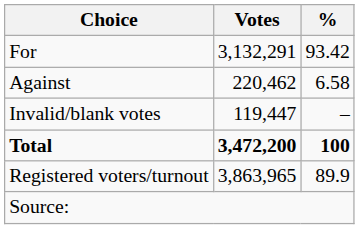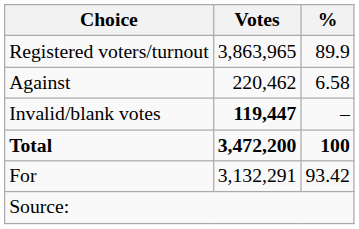rows swapped: (23, 51) <-> (109, 176)
(265, 113) normal -> (265, 113) bold
